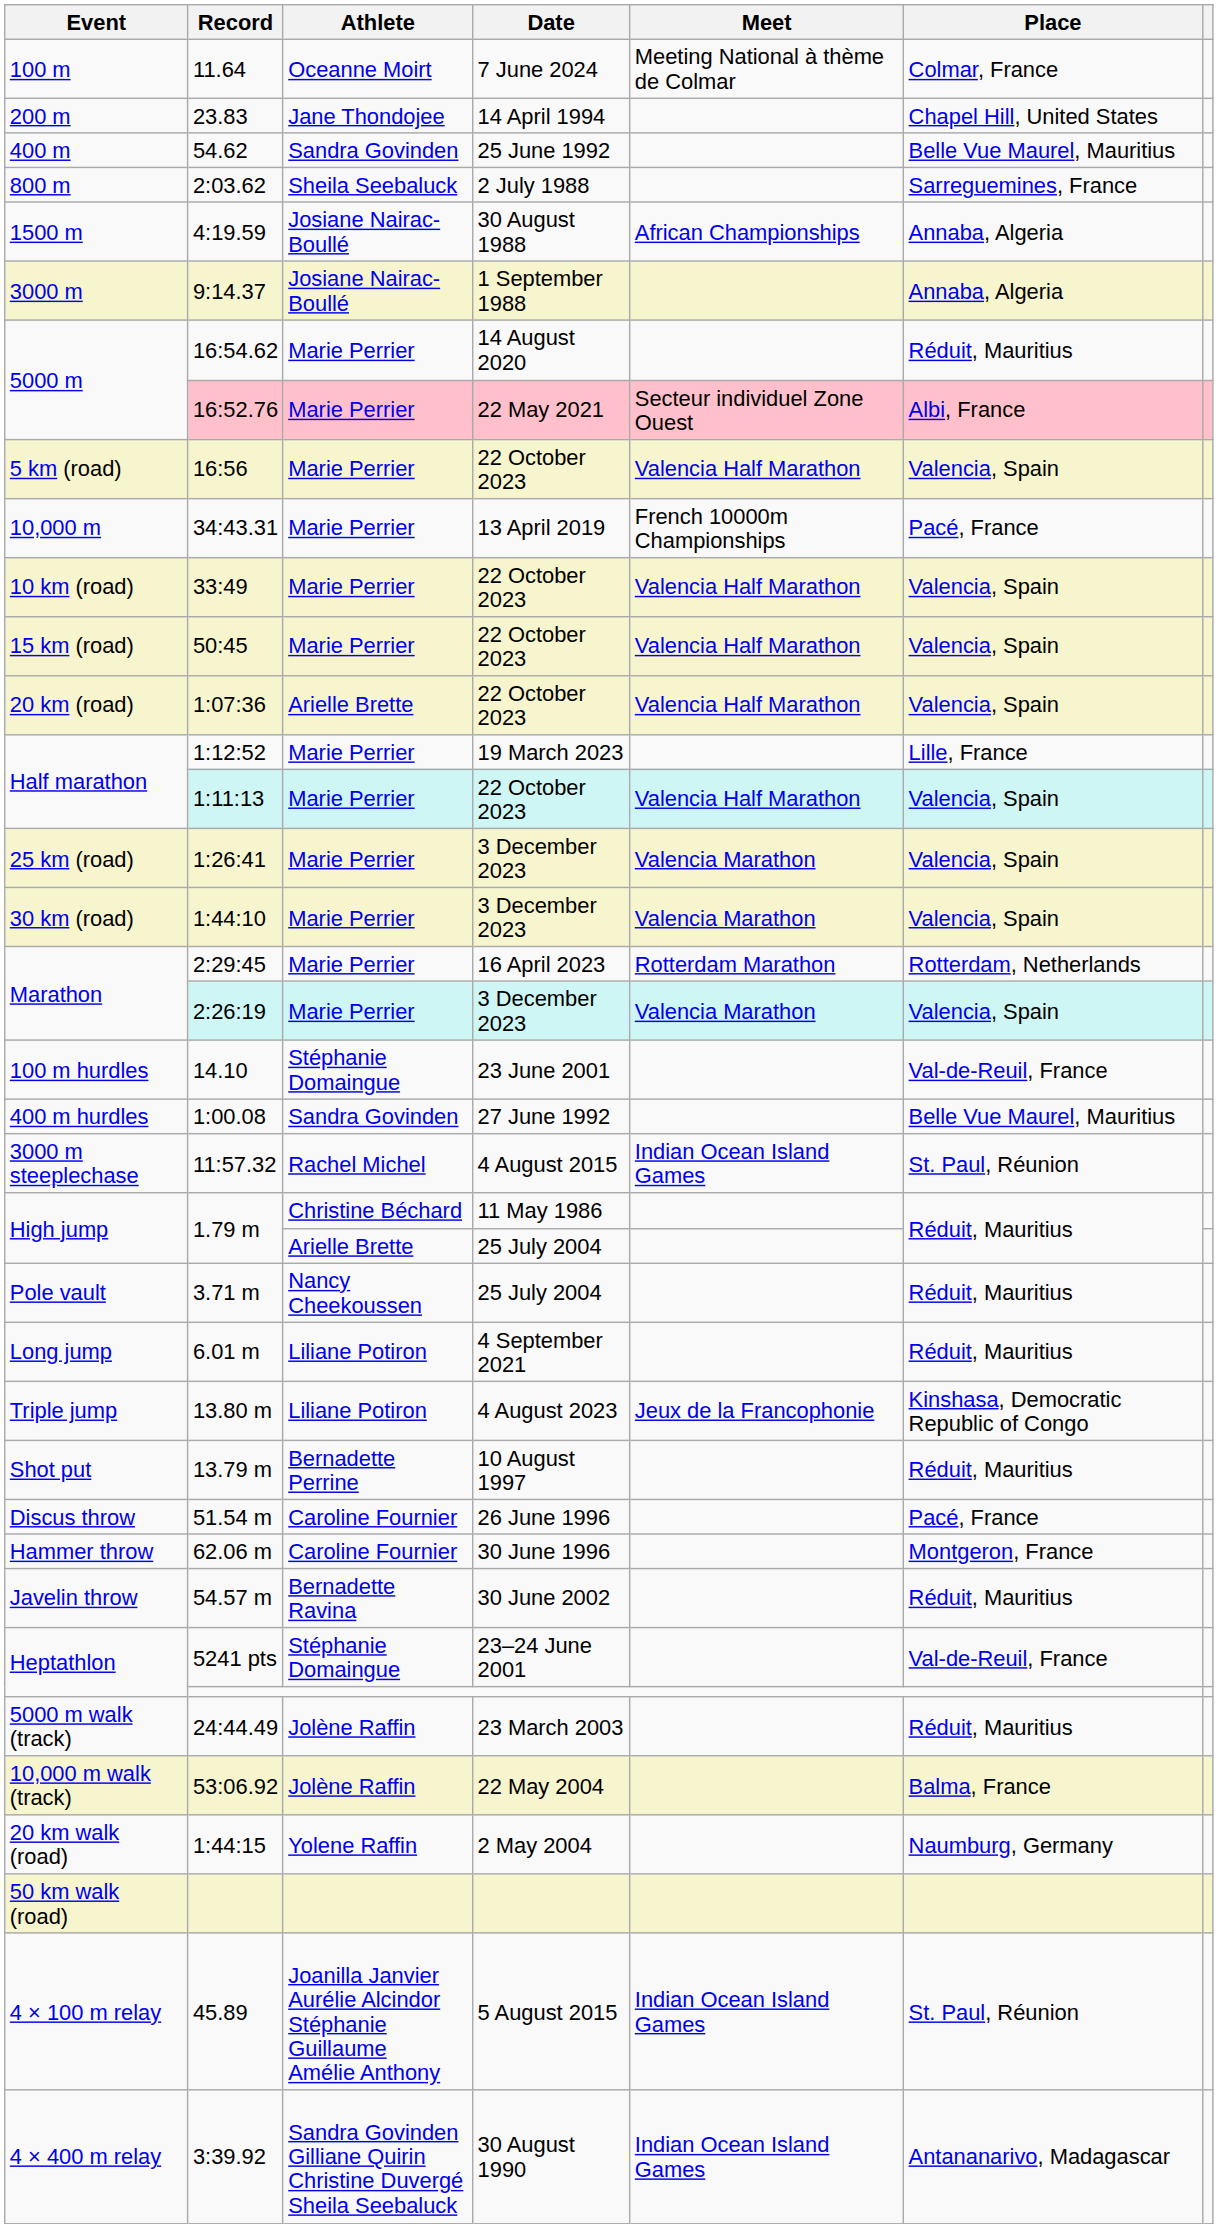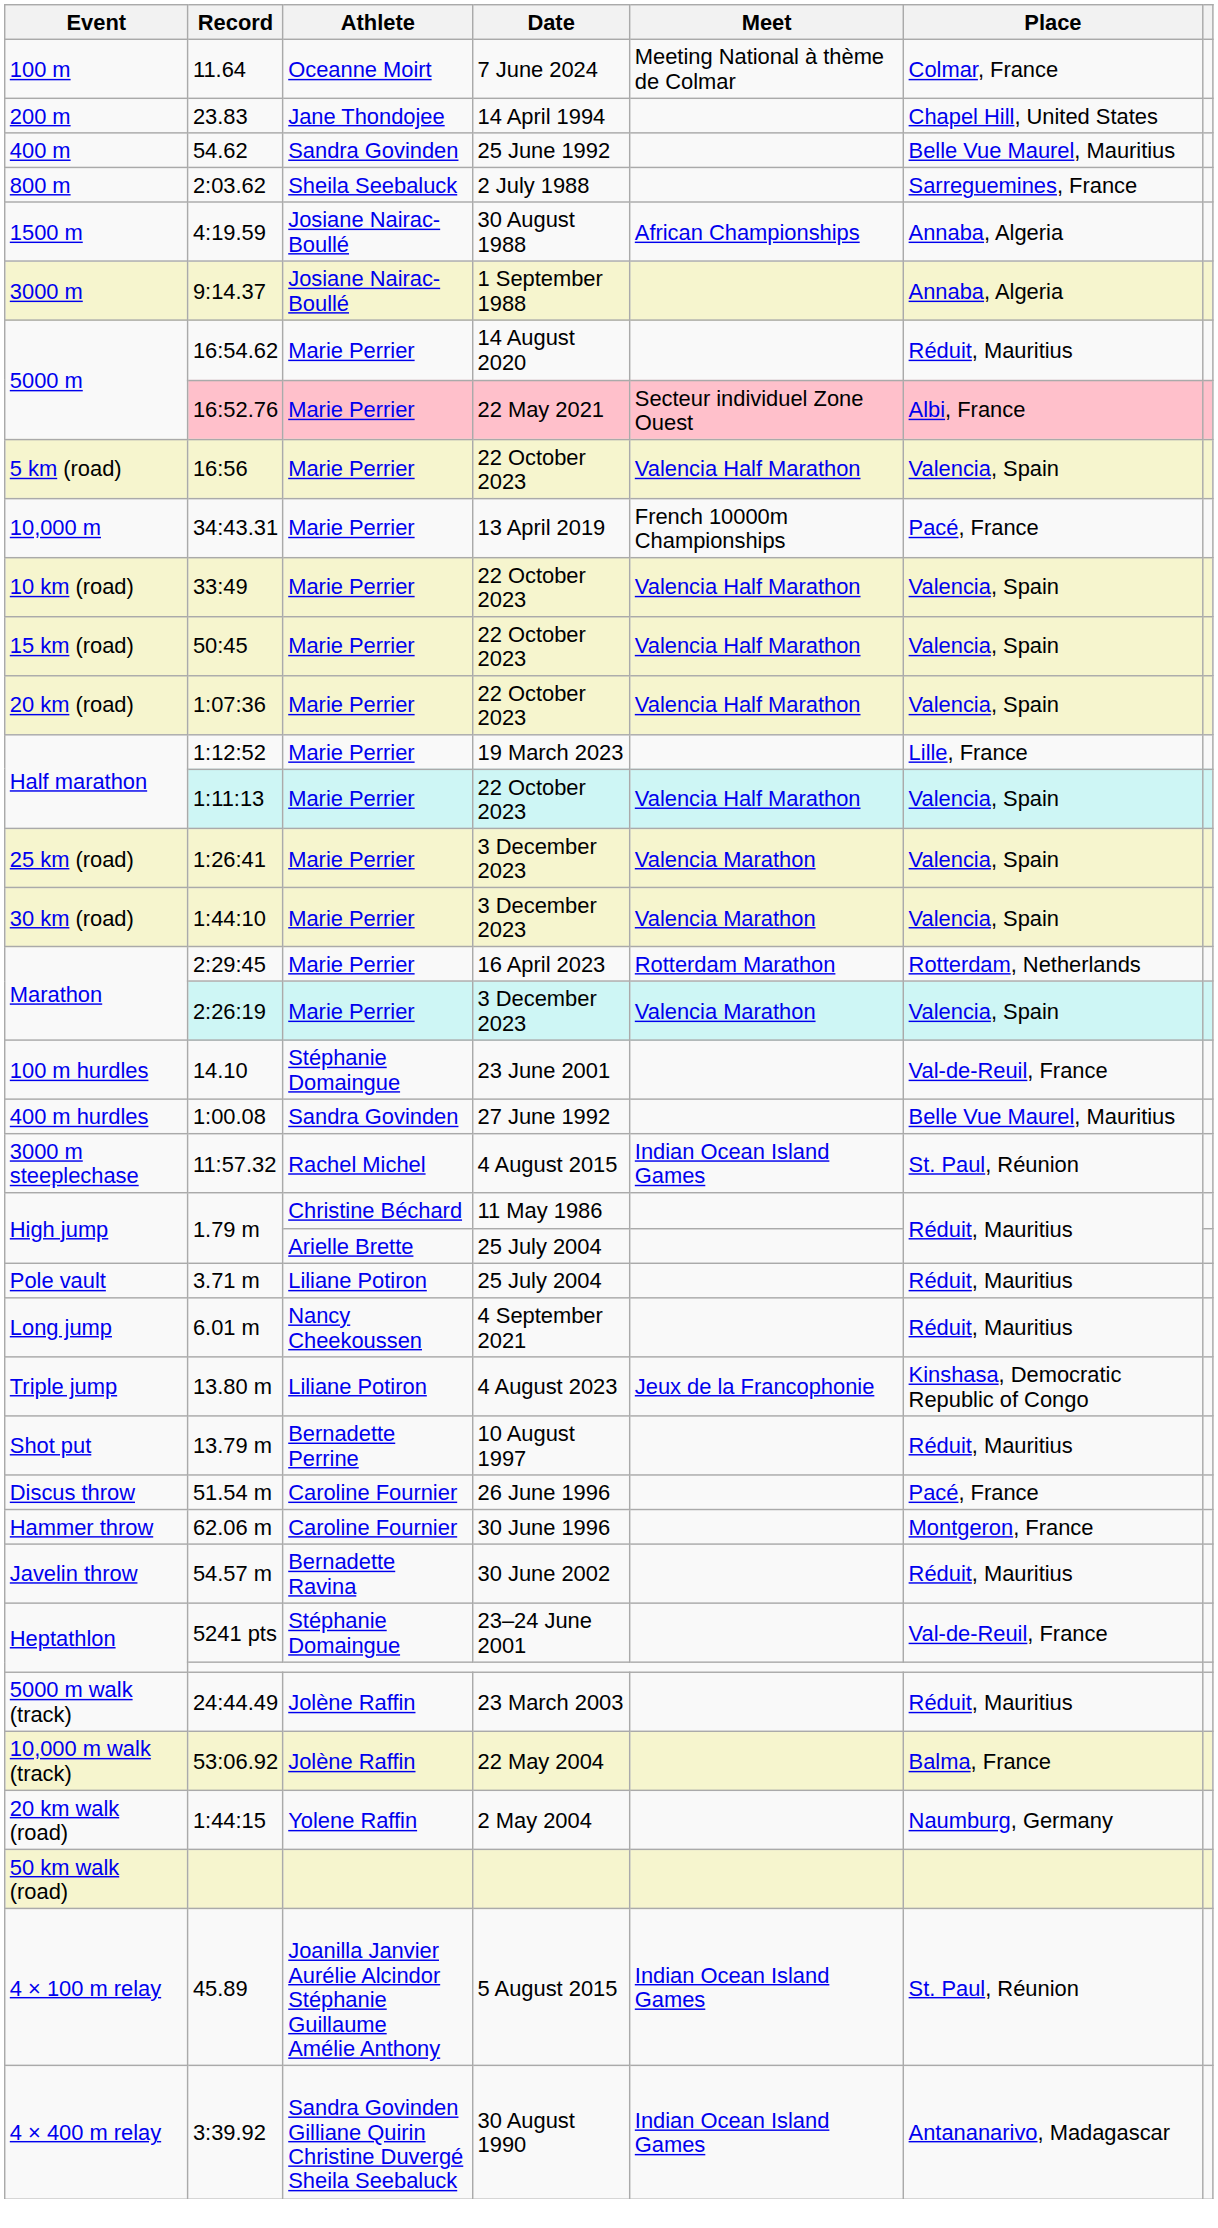(351, 705) Arielle Brette -> (351, 705) Marie Perrier
(355, 1292) Nancy Cheekoussen -> (358, 1280) Liliane Potiron
(358, 1352) Liliane Potiron -> (355, 1327) Nancy Cheekoussen
